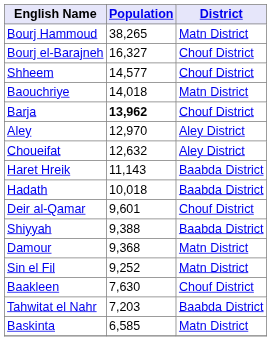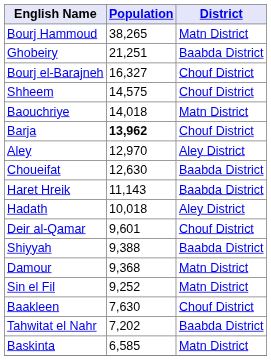+ row: (32, 53)
(128, 72) 14,577 -> (128, 92) 14,575
(128, 150) 12,632 -> (128, 170) 12,630
(212, 150) Aley District -> (221, 170) Baabda District
(221, 189) Baabda District -> (212, 209) Aley District
(125, 306) 7,203 -> (125, 326) 7,202
